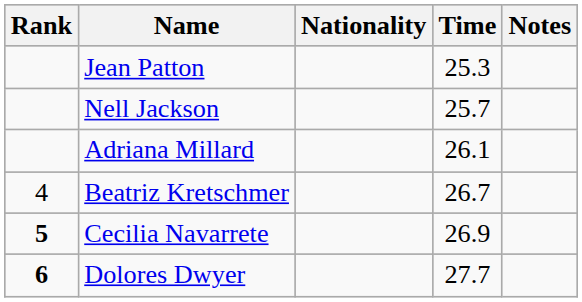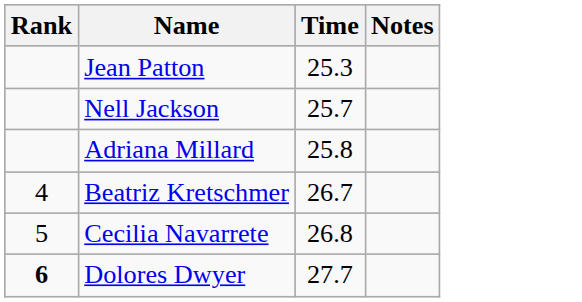- column: (364, 25)
(467, 150) 26.1 -> (330, 150) 25.8
(41, 233) bold -> (41, 233) normal
(467, 233) 26.9 -> (330, 233) 26.8
